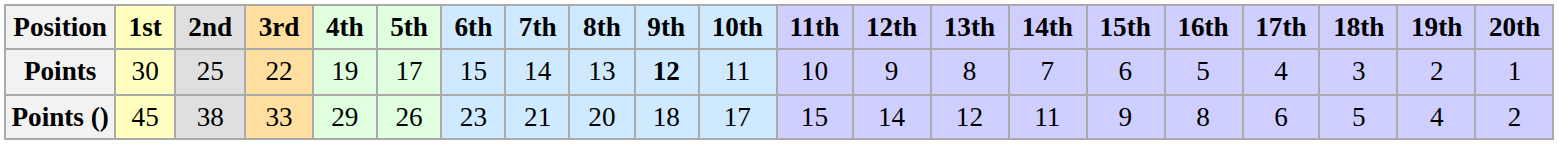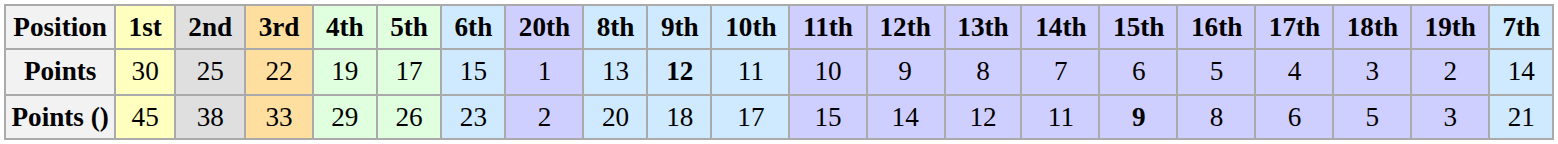columns swapped: (538, 26) <-> (1515, 26)
(1125, 116) normal -> (1139, 116) bold
(1437, 116) 4 -> (1450, 116) 3
